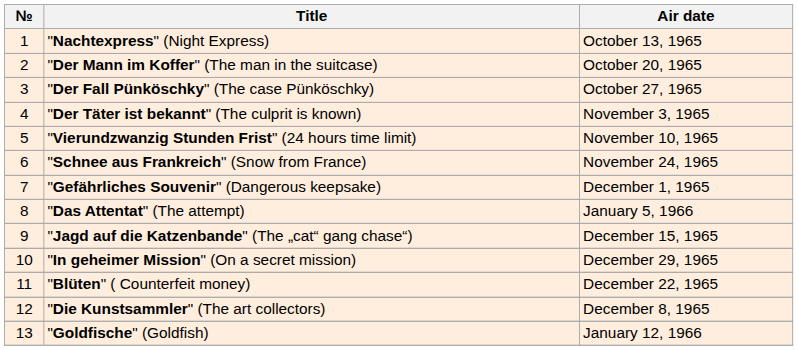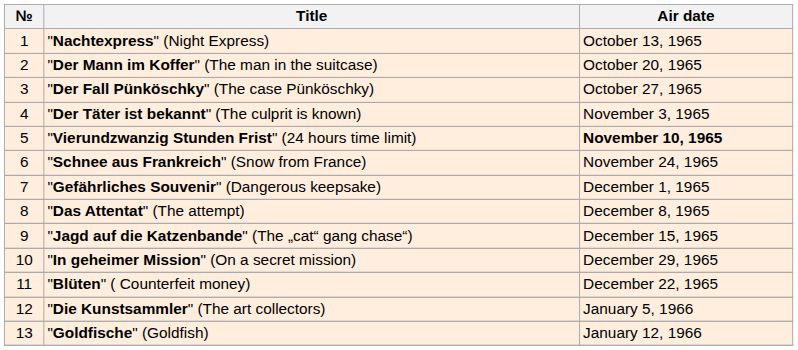(651, 138) normal -> (653, 138) bold
(638, 211) January 5, 1966 -> (646, 211) December 8, 1965
(646, 308) December 8, 1965 -> (638, 308) January 5, 1966
